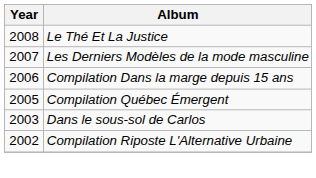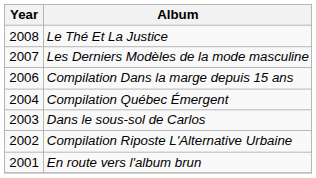(24, 99) 2005 -> (24, 99) 2004
+ row: (124, 162)
